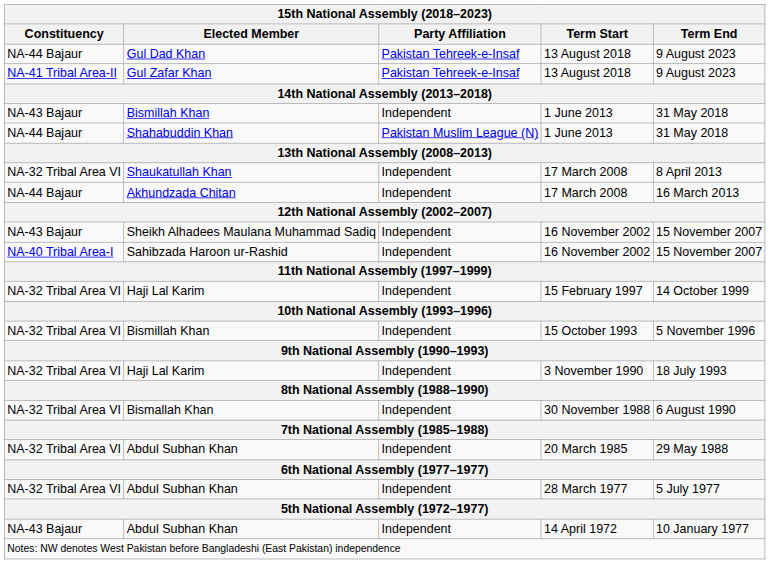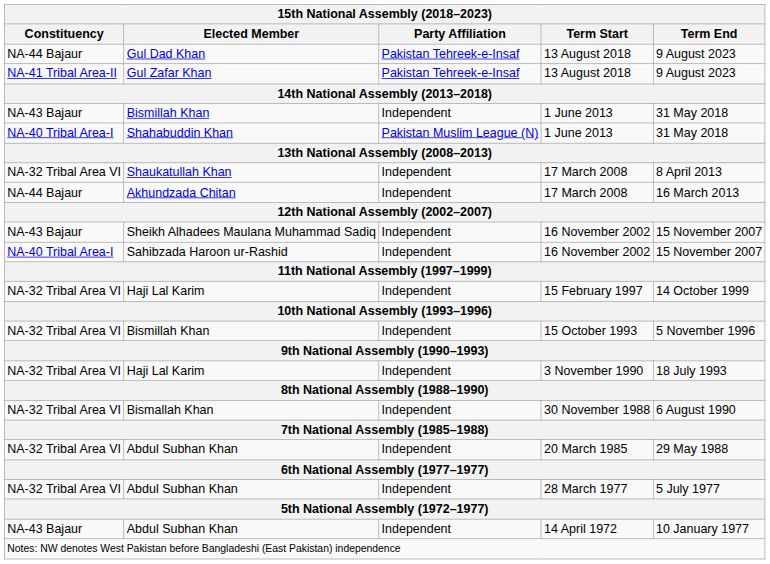(45, 133) NA-44 Bajaur -> (60, 133) NA-40 Tribal Area-I
